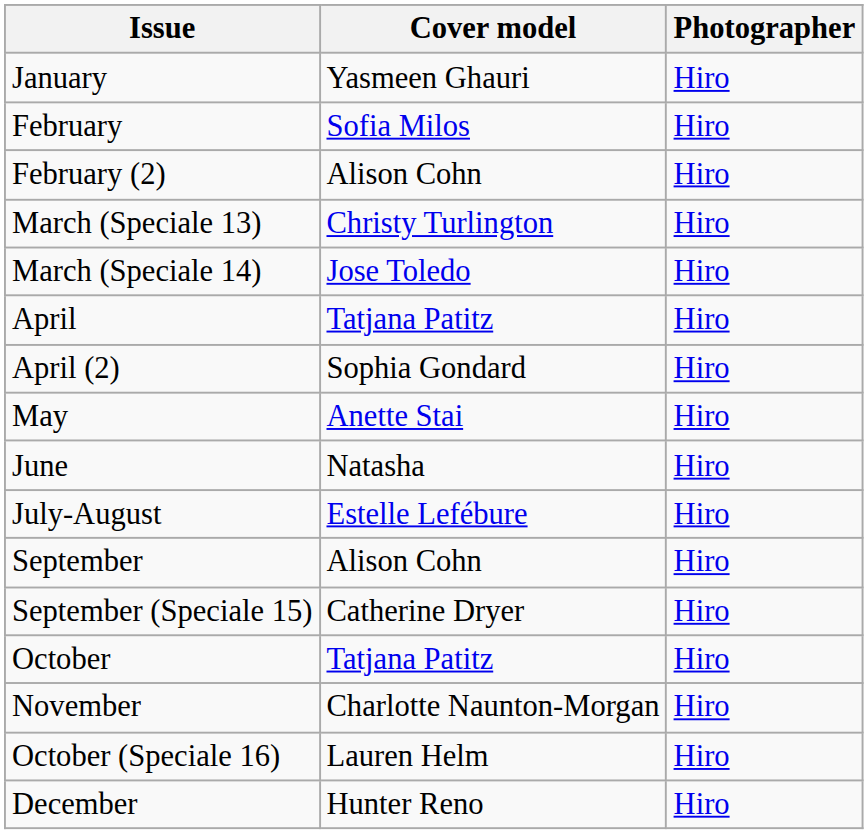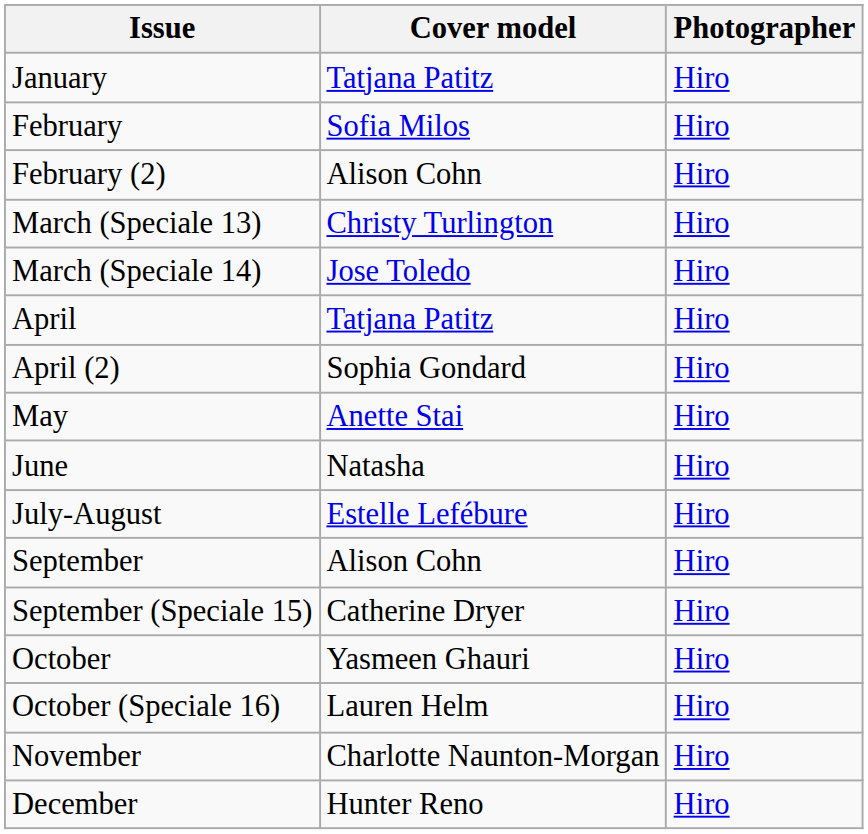(428, 77) Yasmeen Ghauri -> (410, 77) Tatjana Patitz
(410, 658) Tatjana Patitz -> (428, 658) Yasmeen Ghauri
rows swapped: (146, 755) <-> (76, 707)
